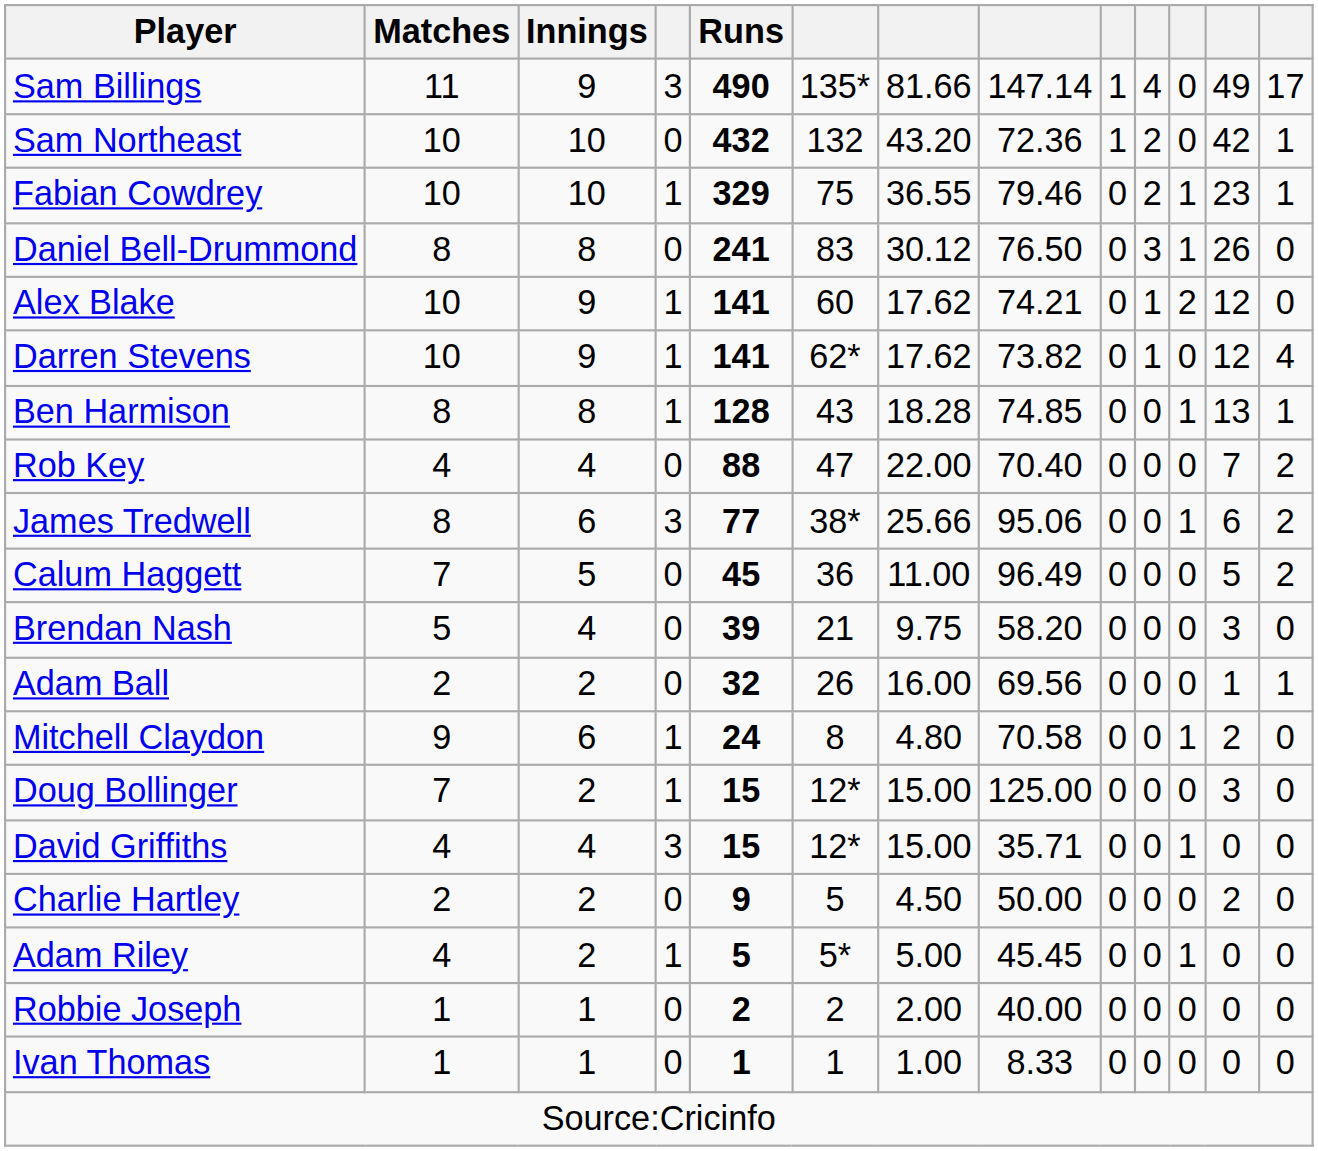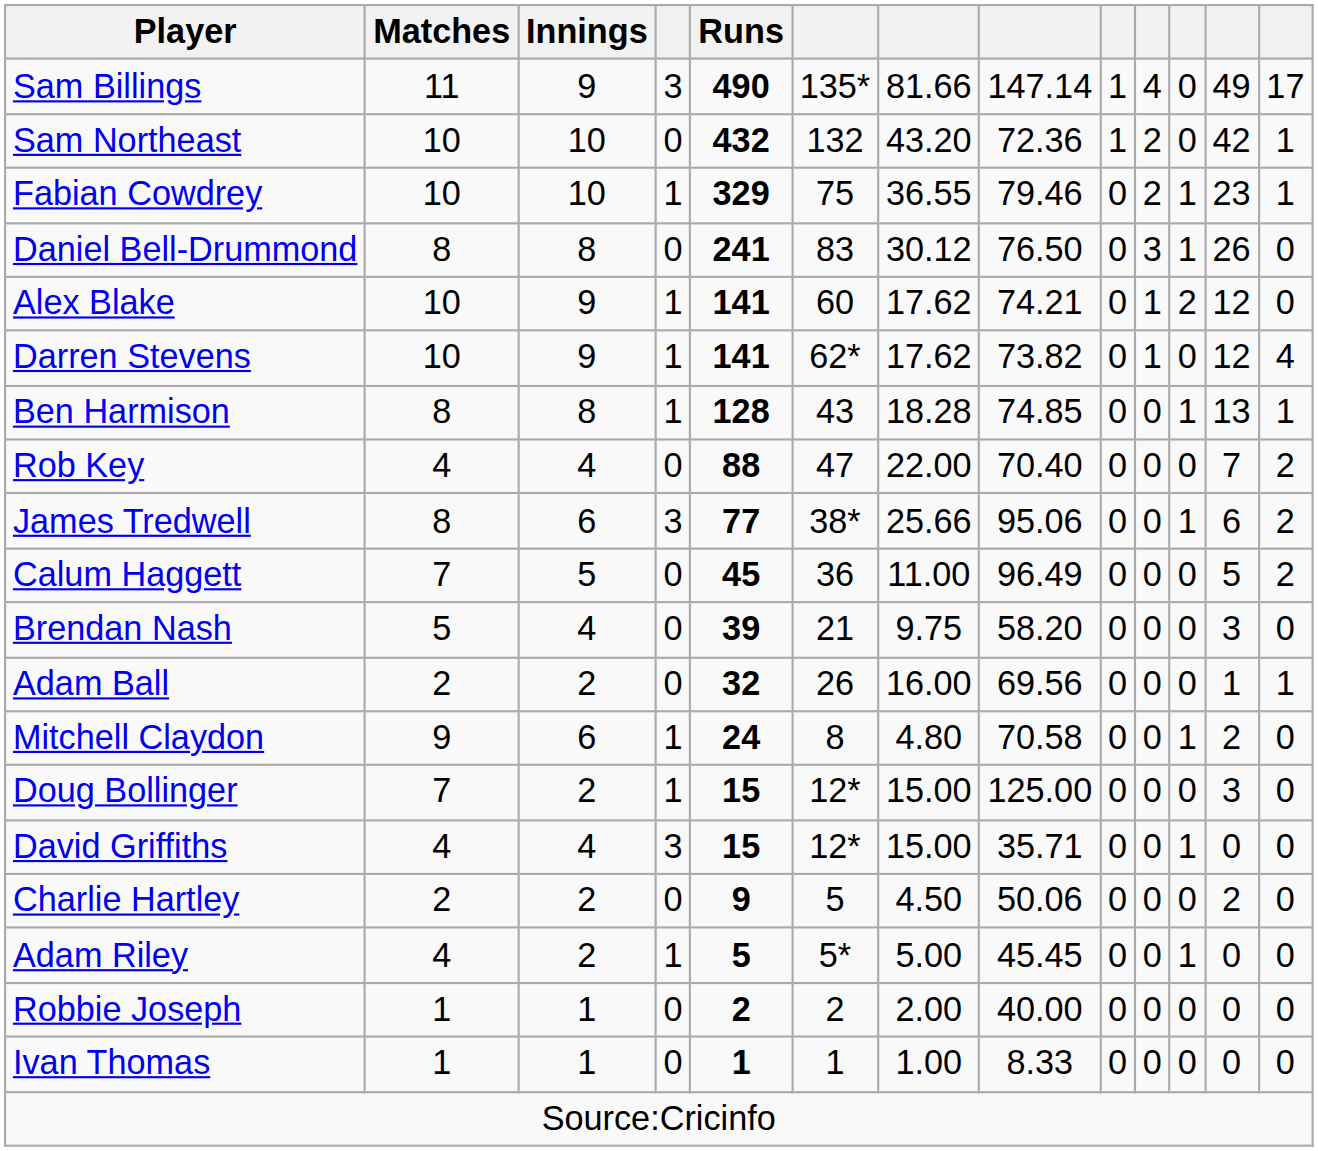(1040, 900) 50.00 -> (1040, 900) 50.06
